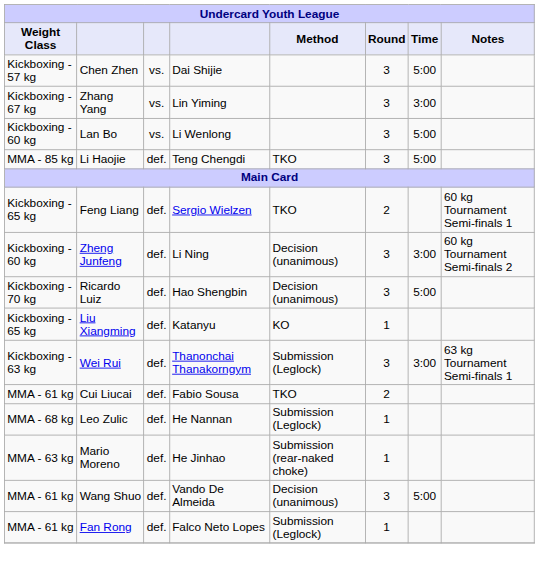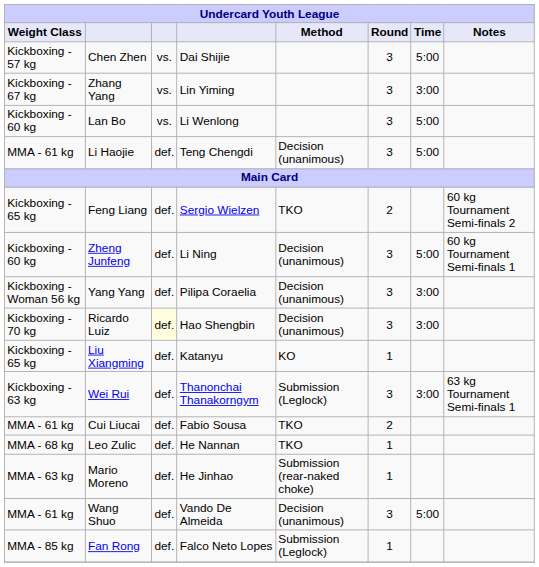(40, 159) MMA - 85 kg -> (40, 152) MMA - 61 kg
(285, 159) TKO -> (311, 152) Decision (unanimous)
(478, 209) 60 kg Tournament Semi-finals 1 -> (481, 209) 60 kg Tournament Semi-finals 2
(425, 254) 3:00 -> (428, 254) 5:00
(478, 254) 60 kg Tournament Semi-finals 2 -> (481, 254) 60 kg Tournament Semi-finals 1
+ row: (116, 292)
(157, 292) no background -> (164, 324) lightyellow background
(425, 292) 5:00 -> (428, 324) 3:00
(303, 419) Submission (Leglock) -> (290, 444) TKO
(40, 527) MMA - 61 kg -> (40, 546) MMA - 85 kg
